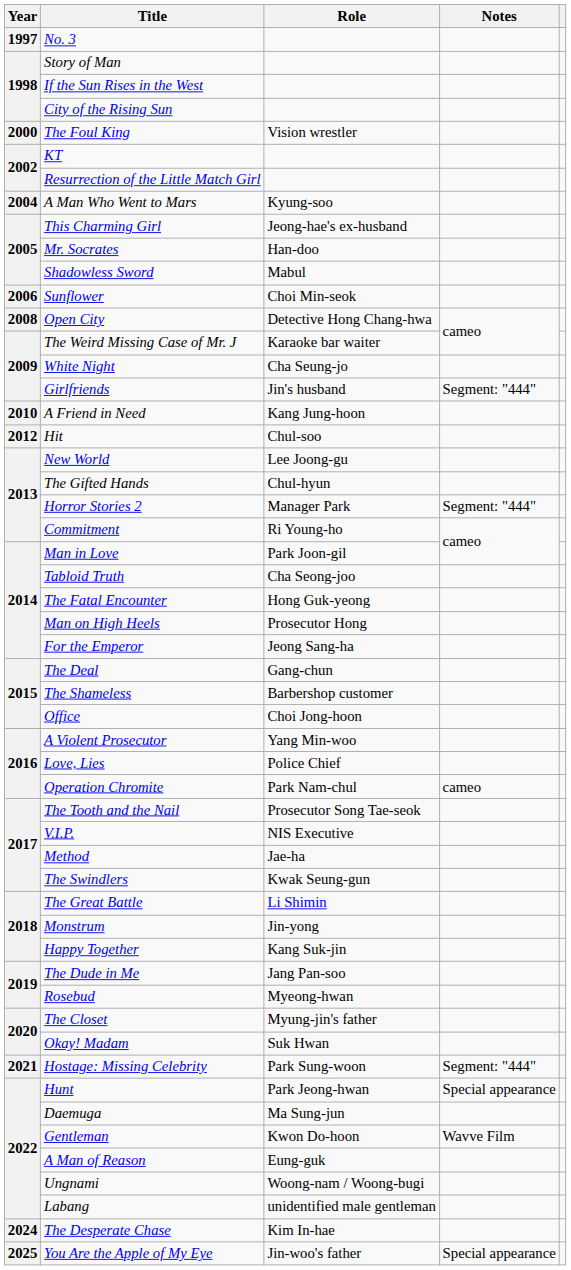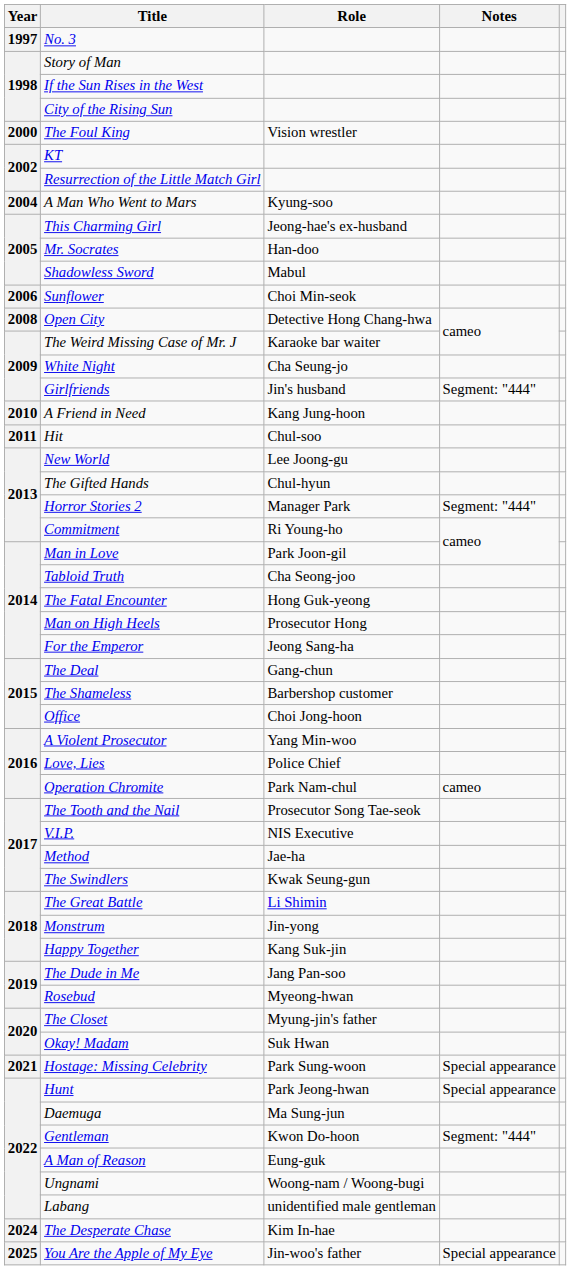(23, 436) 2012 -> (23, 436) 2011
(489, 1066) Segment: "444" -> (499, 1066) Special appearance
(479, 1136) Wavve Film -> (489, 1136) Segment: "444"
